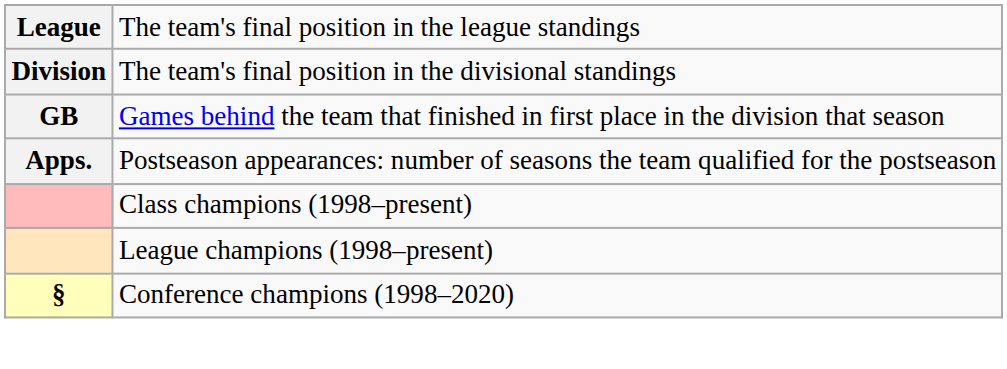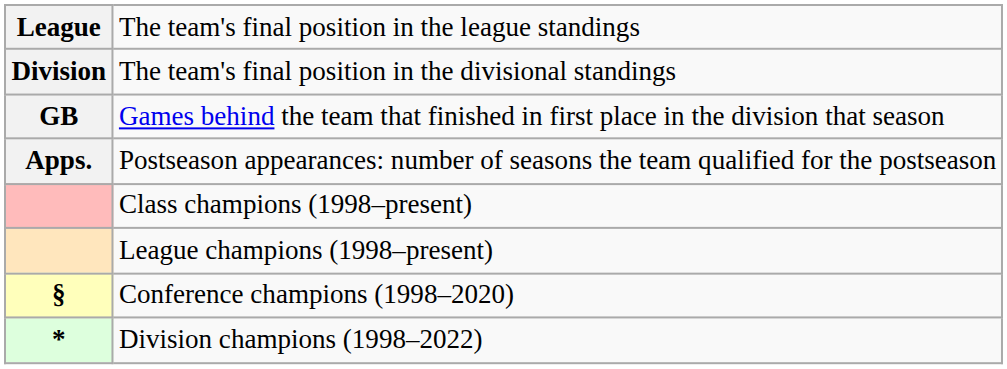+ row: (301, 338)
